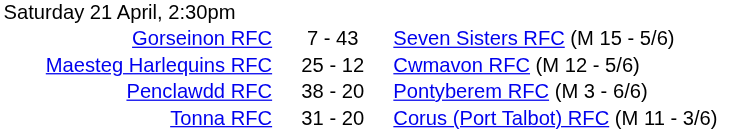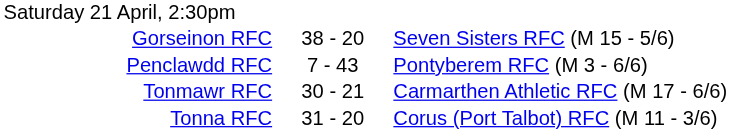(333, 38) 7 - 43 -> (333, 38) 38 - 20
- row: (159, 65)
(333, 91) 38 - 20 -> (333, 65) 7 - 43
+ row: (208, 91)
